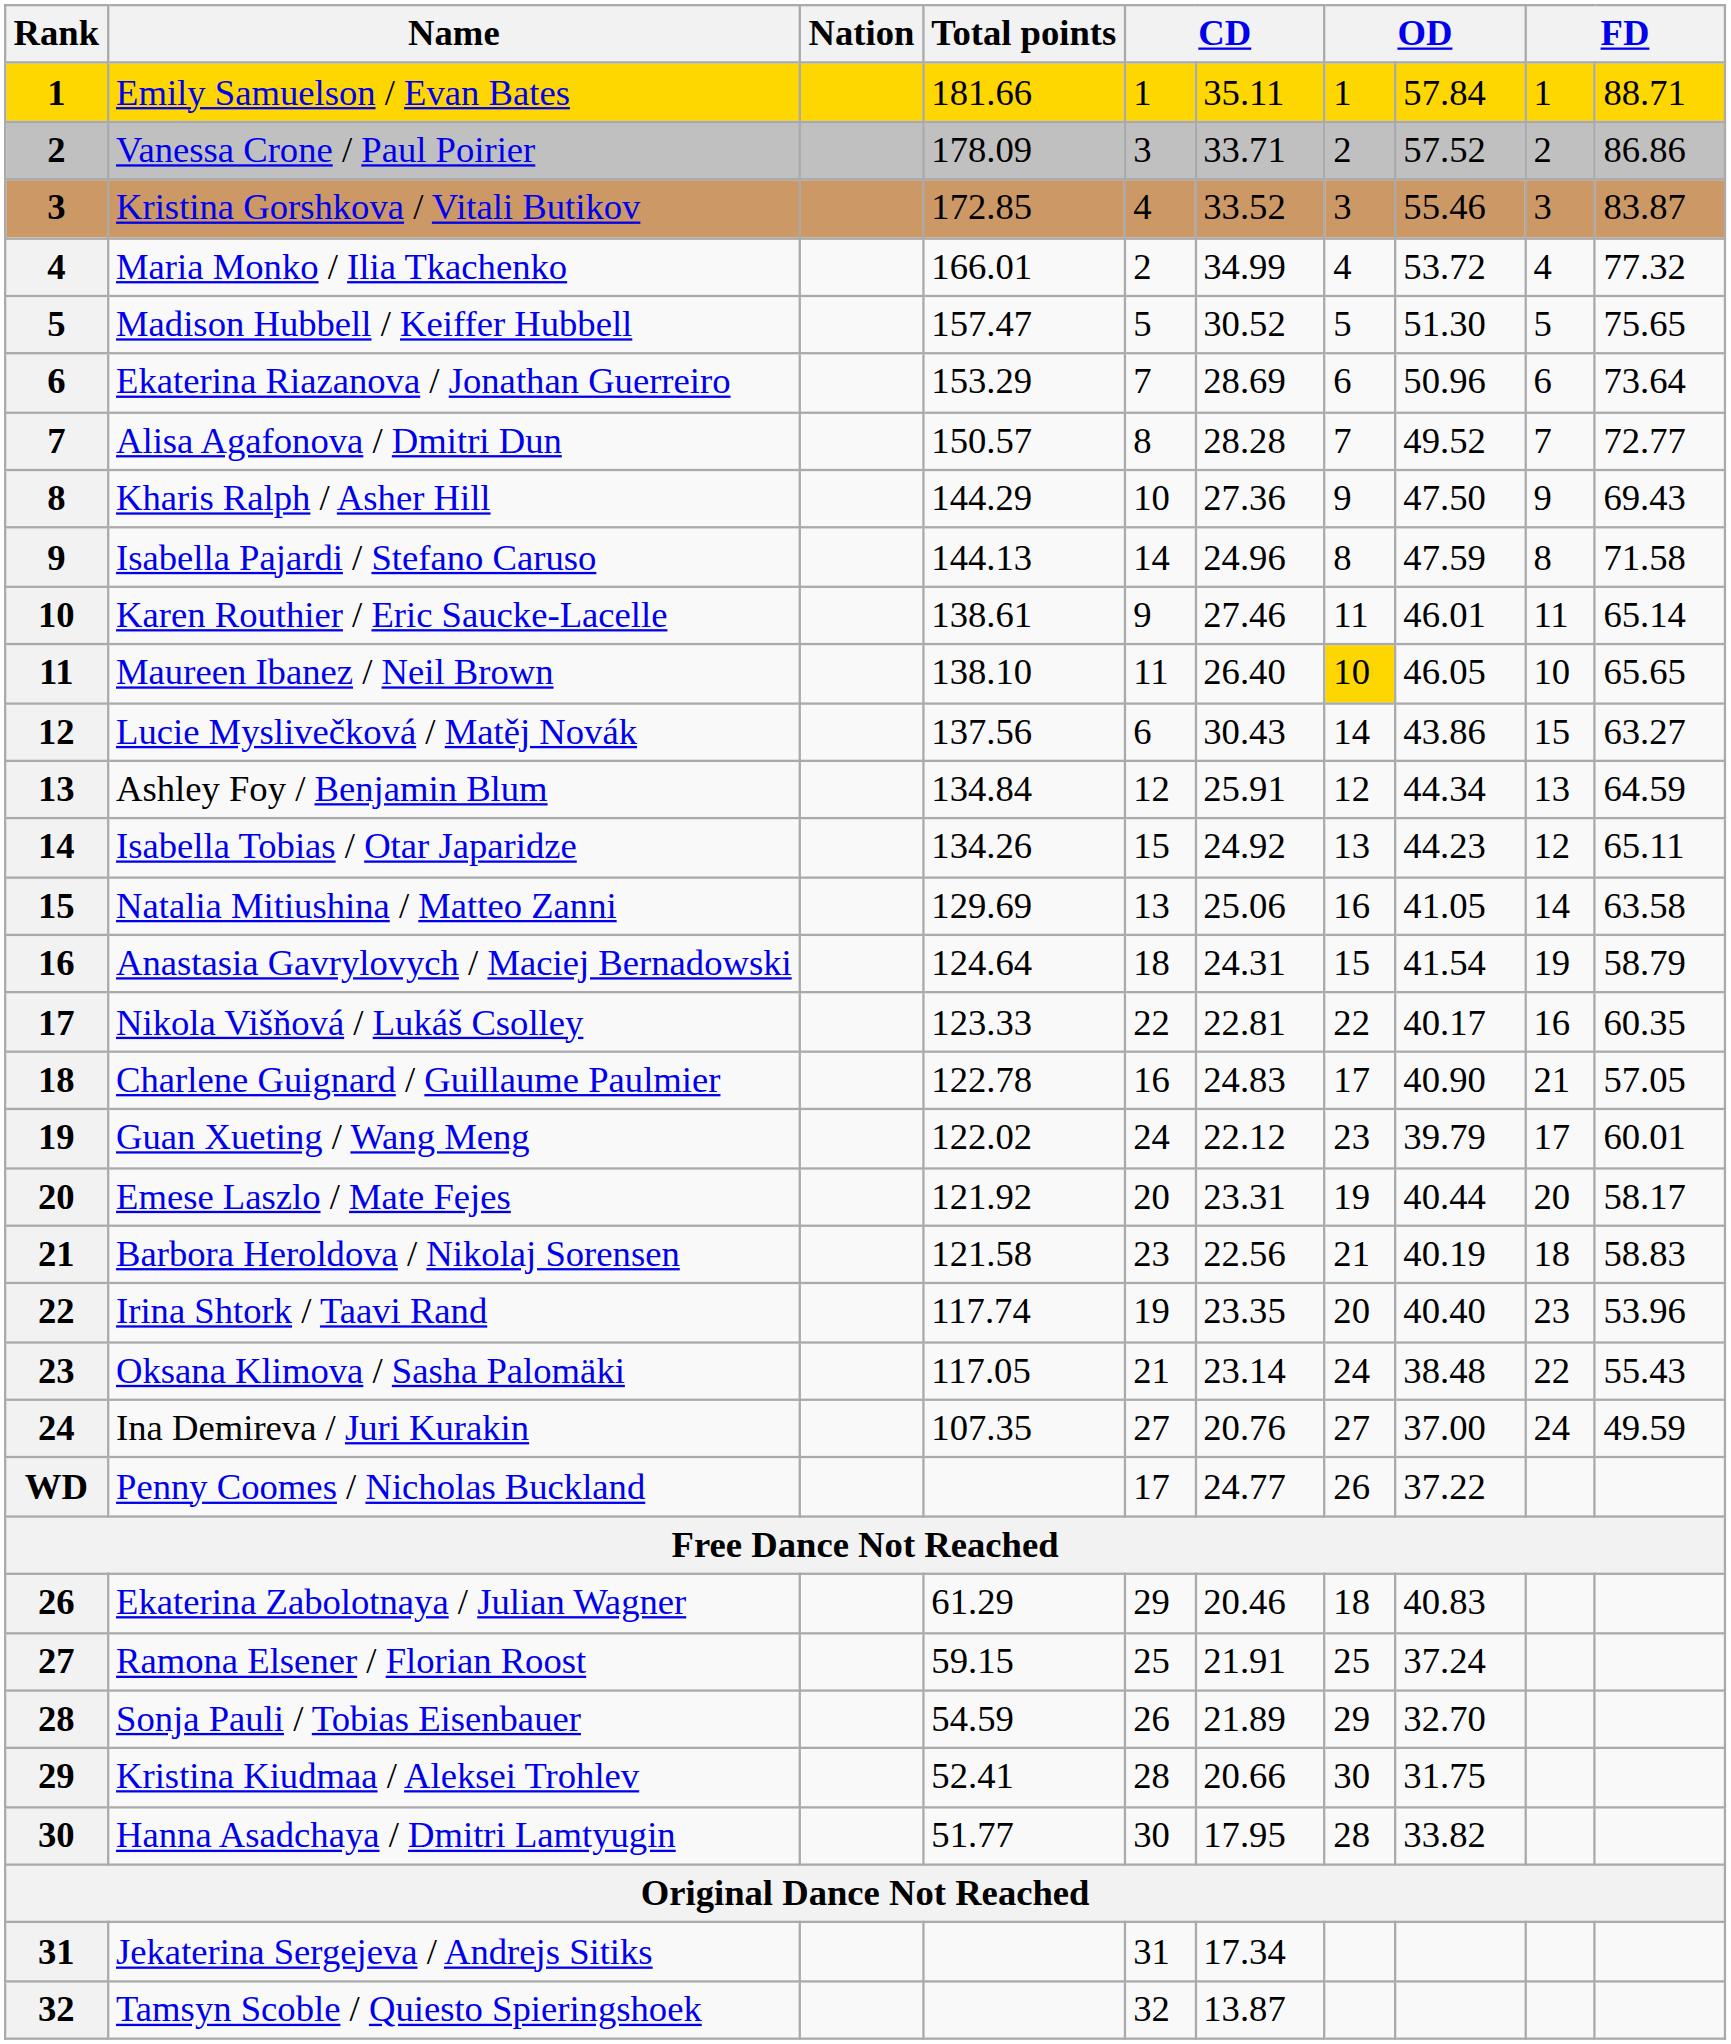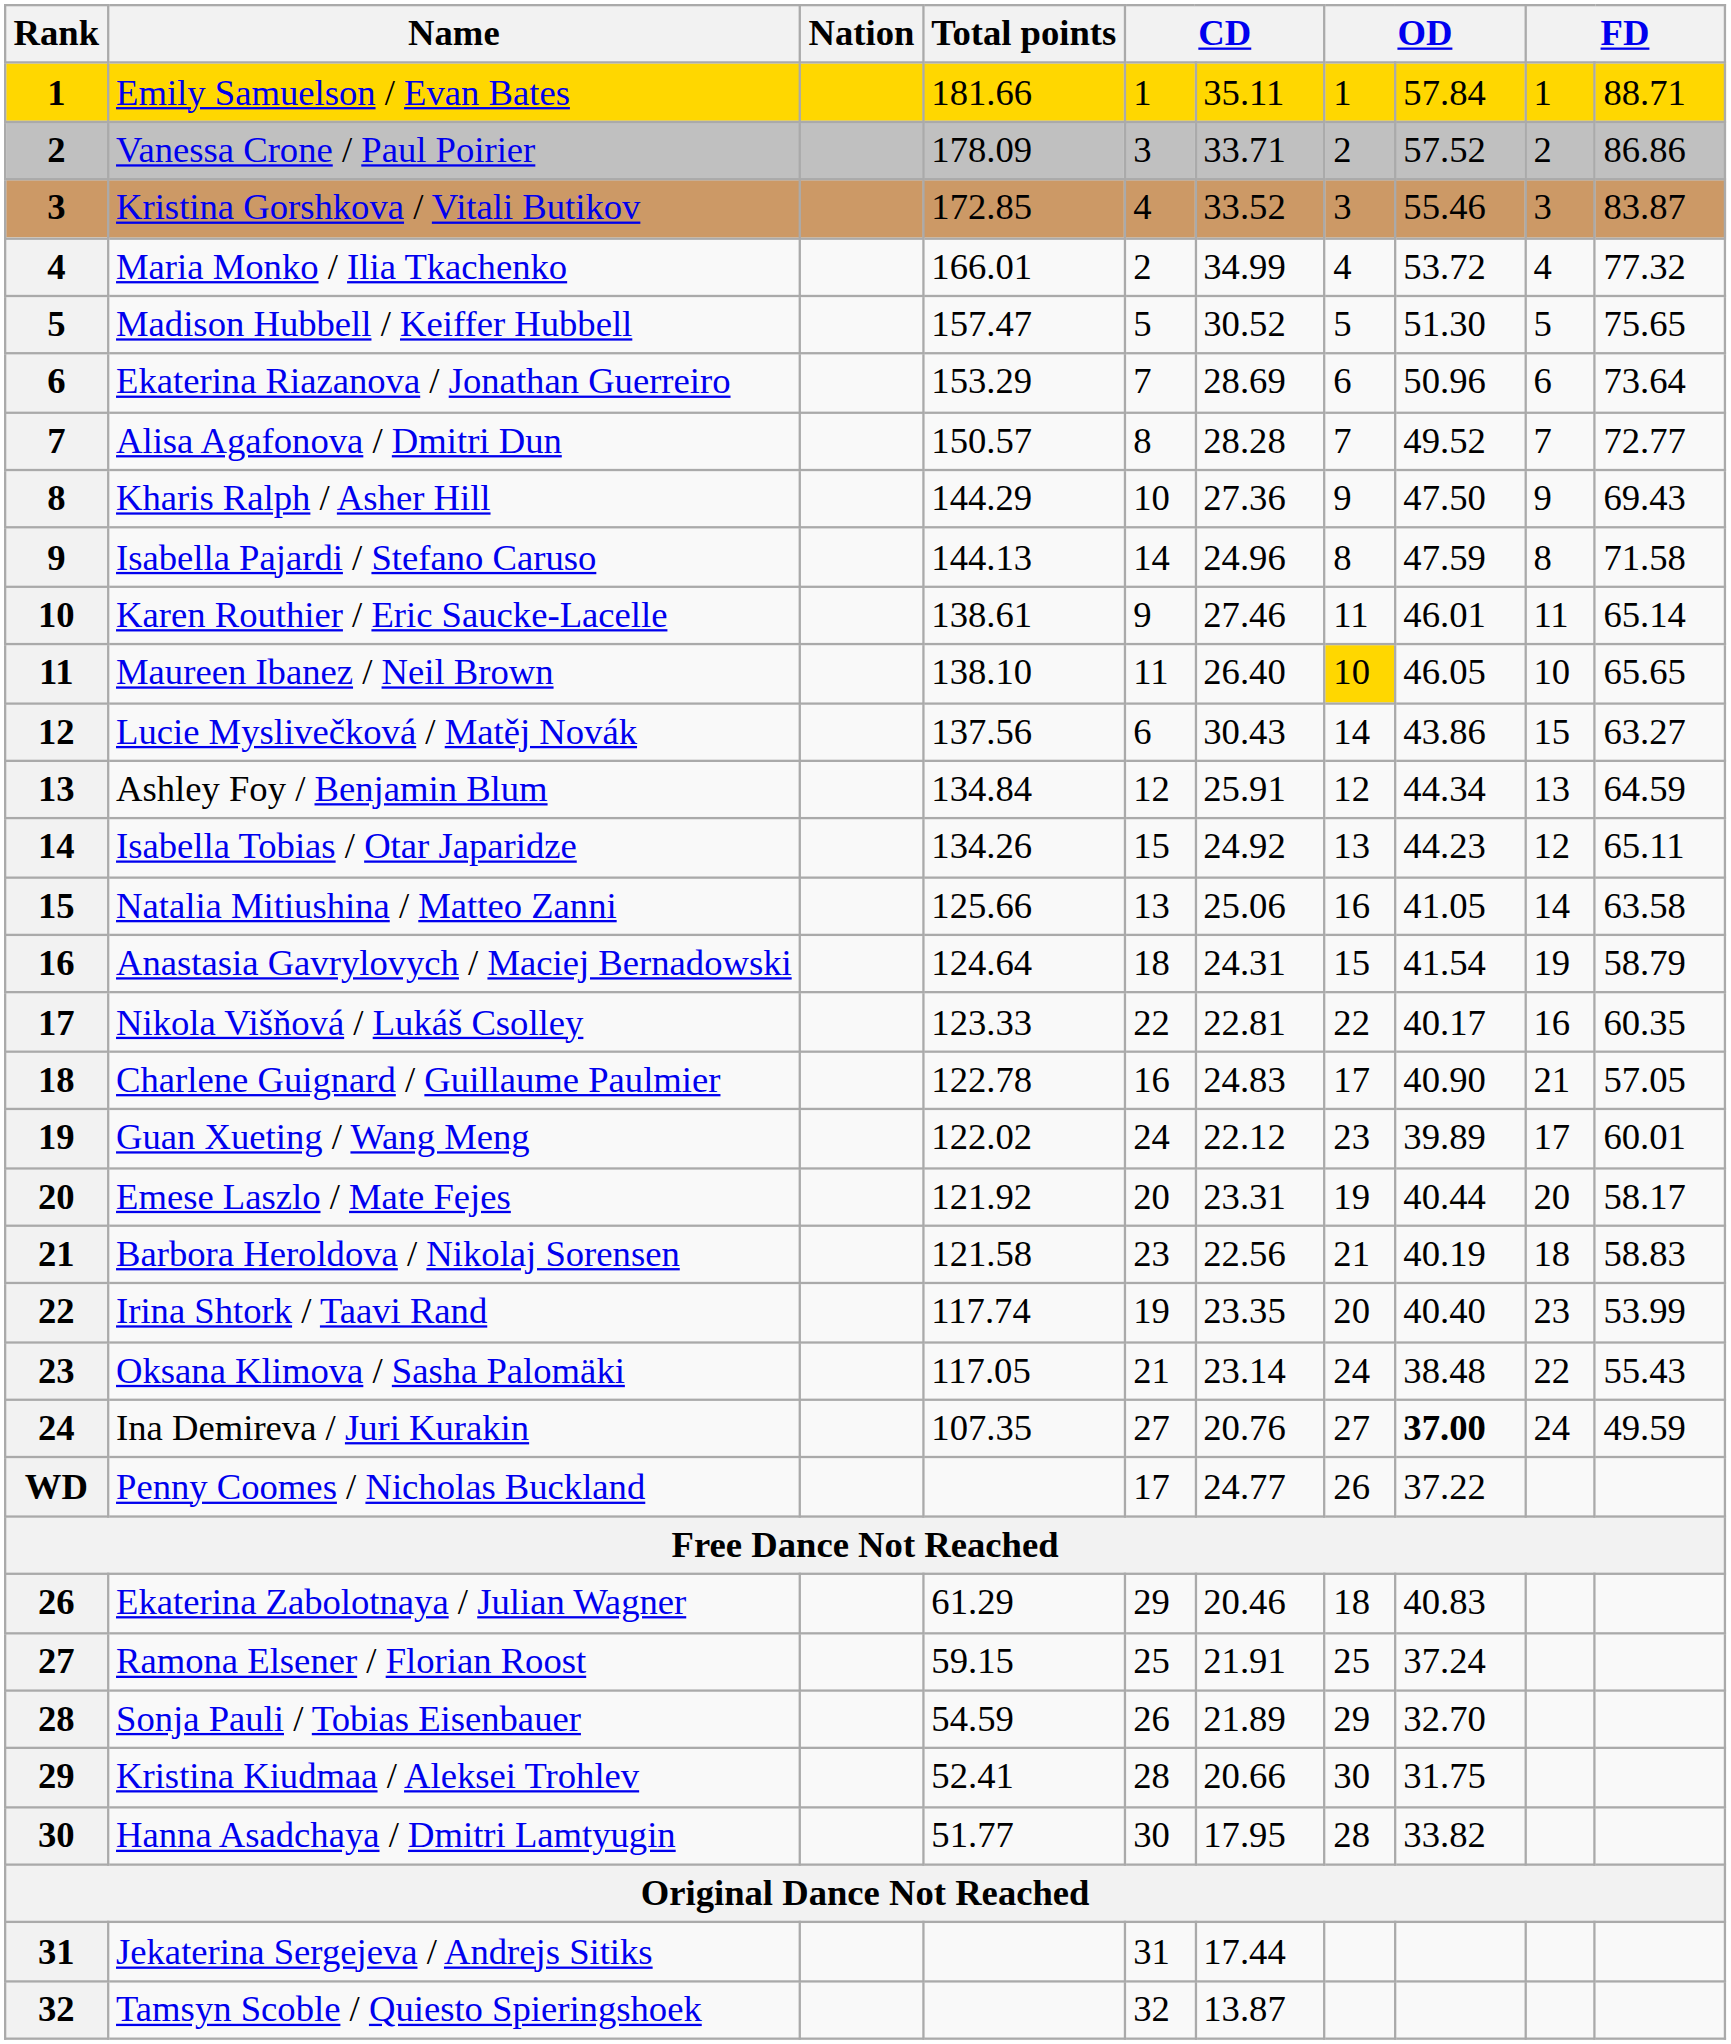(982, 905) 129.69 -> (982, 905) 125.66
(1445, 1137) 39.79 -> (1445, 1137) 39.89
(1645, 1311) 53.96 -> (1645, 1311) 53.99
(1445, 1428) normal -> (1445, 1428) bold
(1245, 1951) 17.34 -> (1245, 1951) 17.44
